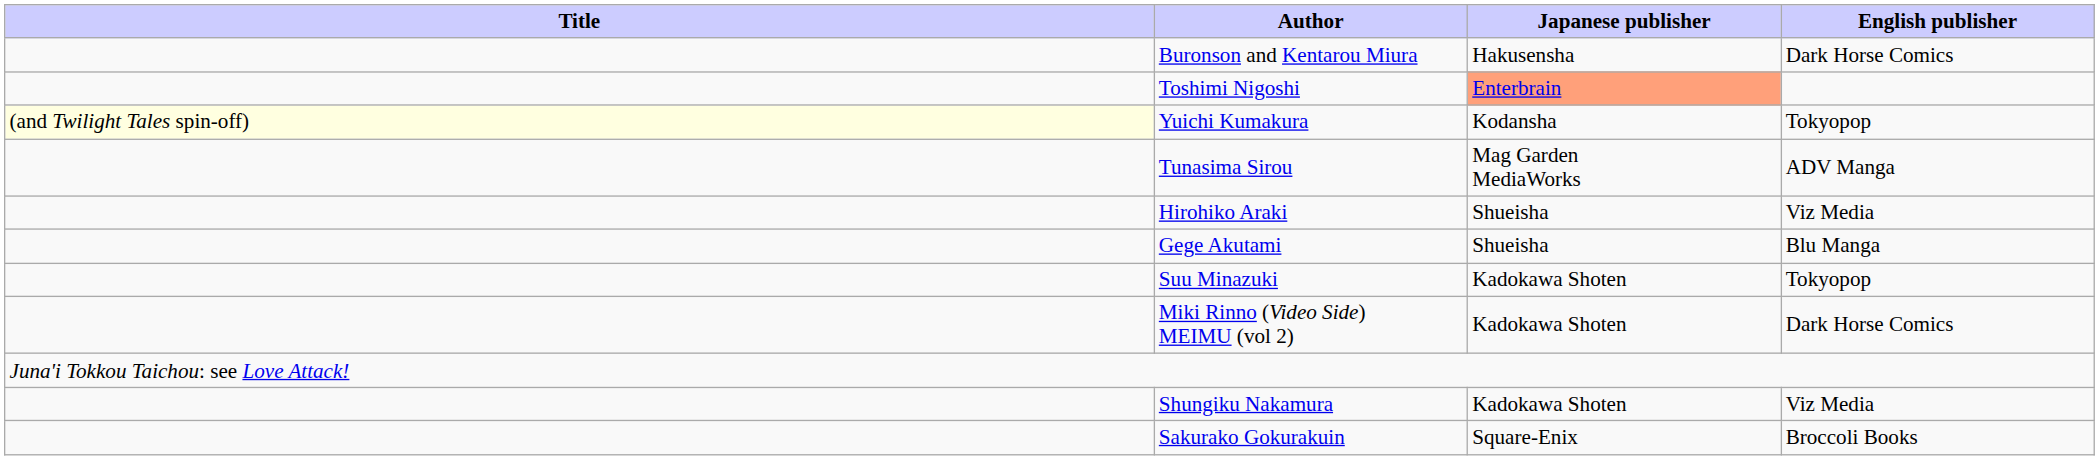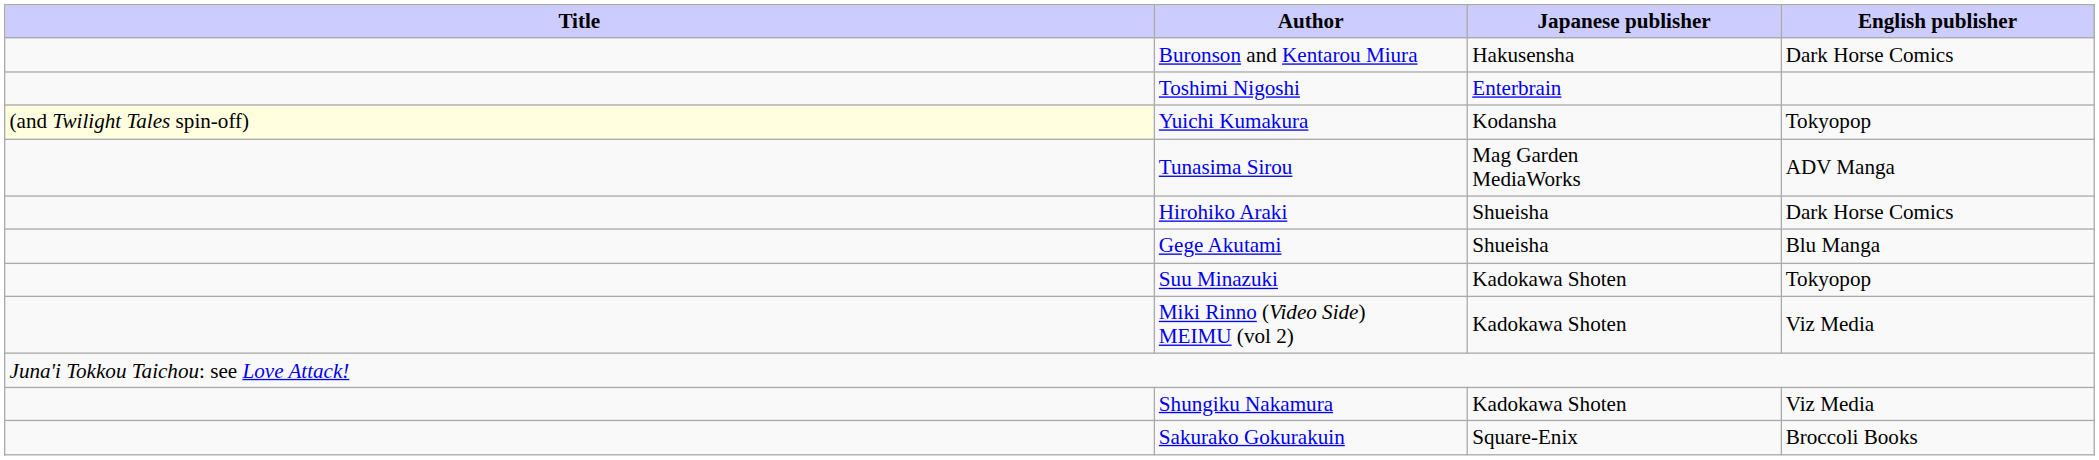(1517, 88) lightsalmon background -> (1517, 88) no background
(1830, 212) Viz Media -> (1870, 212) Dark Horse Comics
(1870, 324) Dark Horse Comics -> (1830, 324) Viz Media
